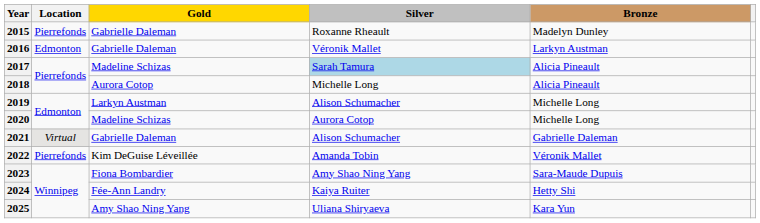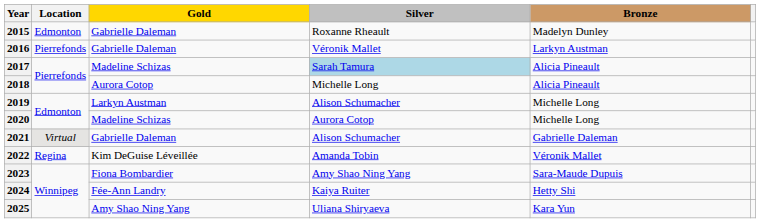(60, 31) Pierrefonds -> (58, 31) Edmonton
(58, 48) Edmonton -> (60, 48) Pierrefonds
(60, 155) Pierrefonds -> (50, 155) Regina
